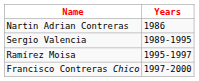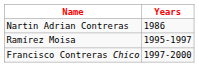- row: (46, 40)
